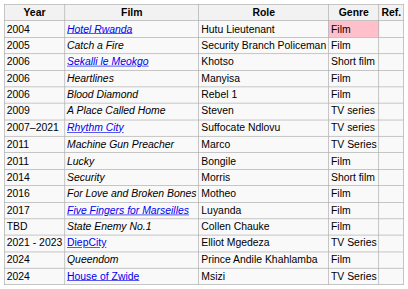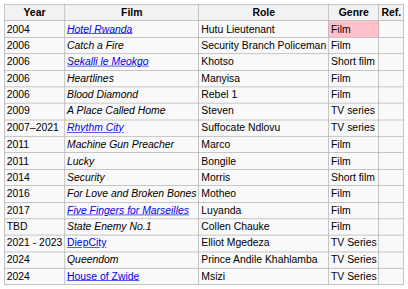(18, 45) 2005 -> (18, 45) 2006
(354, 144) TV Series -> (341, 144) Film
(341, 260) Film -> (354, 260) TV Series
